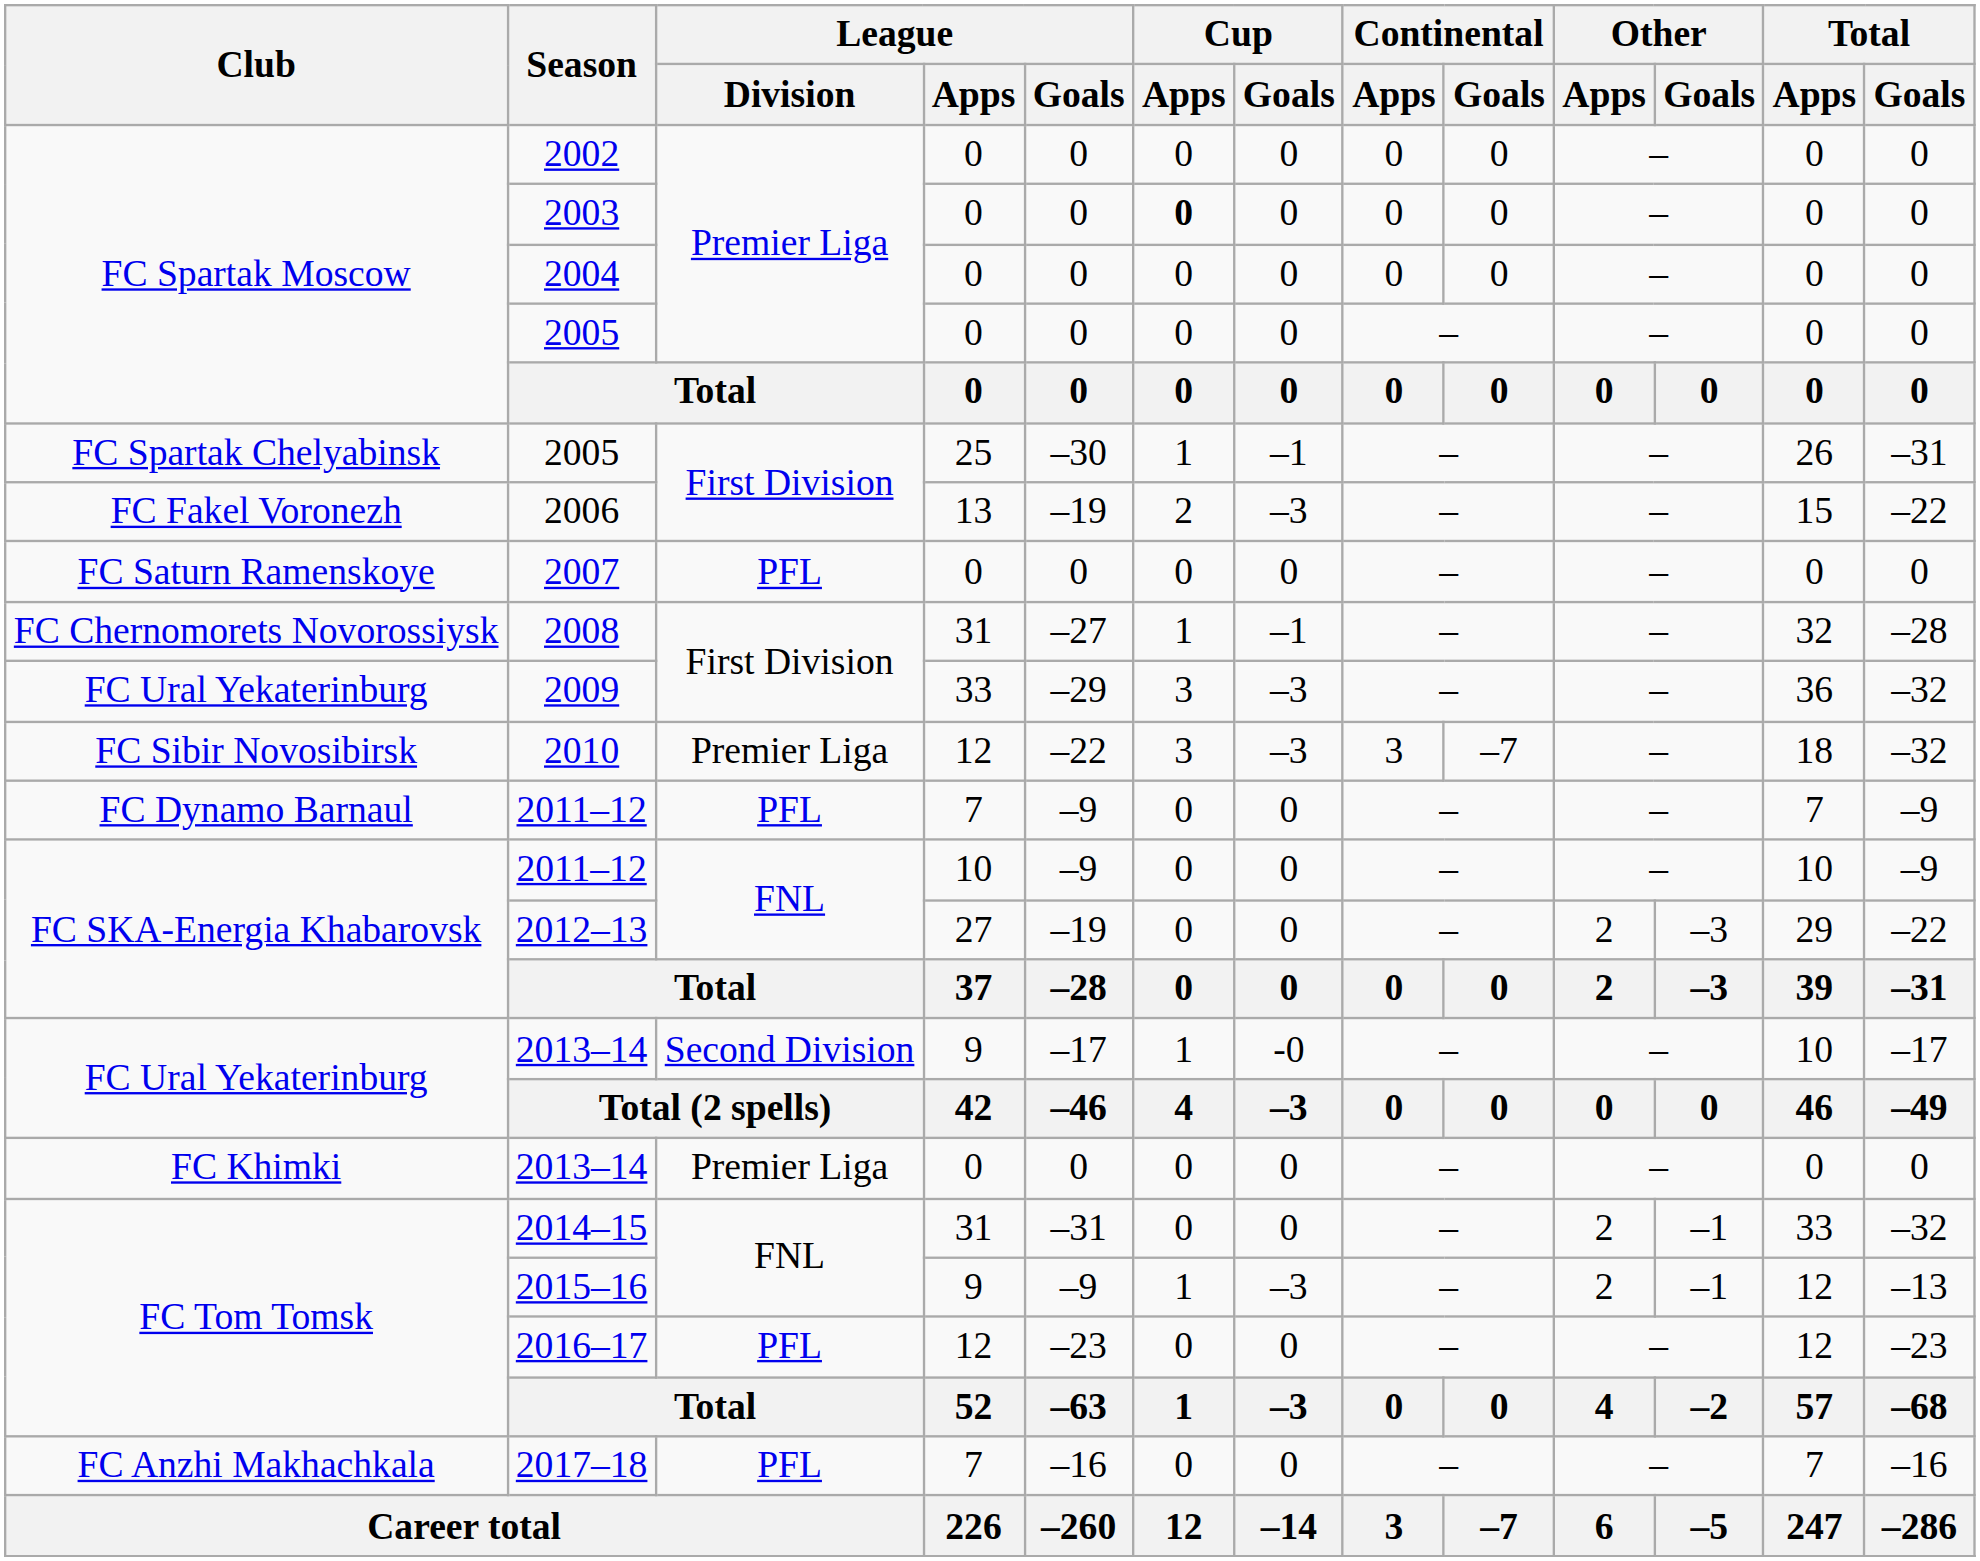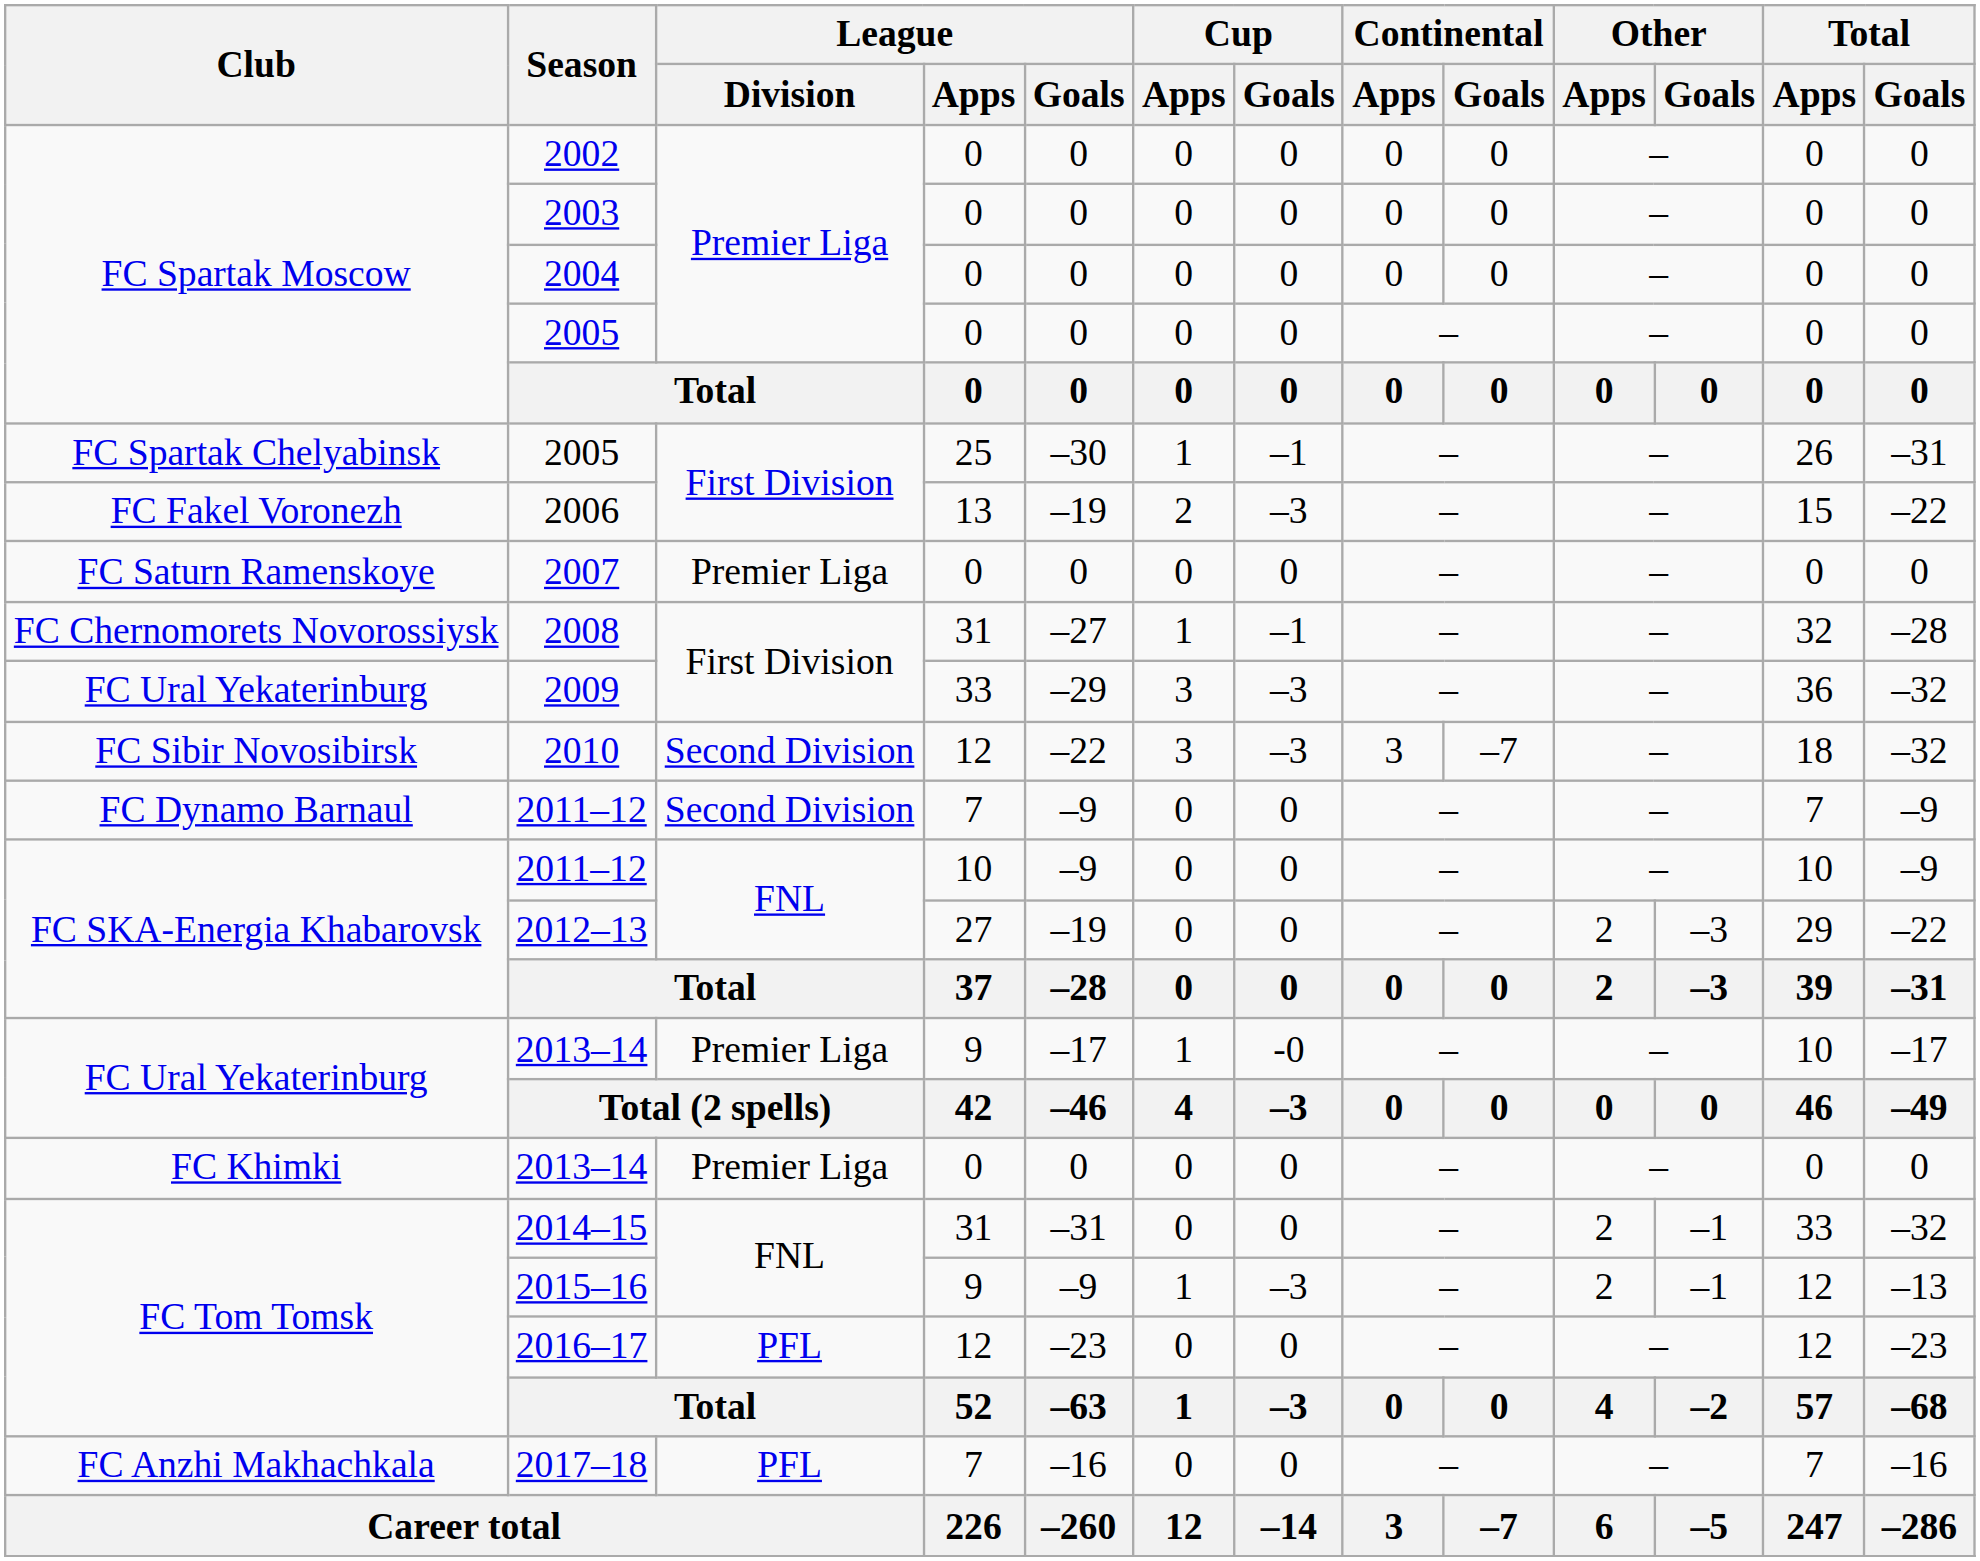(1184, 213) bold -> (1184, 213) normal
(790, 570) PFL -> (790, 570) Premier Liga
(790, 749) Premier Liga -> (790, 749) Second Division
(790, 809) PFL -> (790, 809) Second Division
(790, 1048) Second Division -> (790, 1048) Premier Liga
